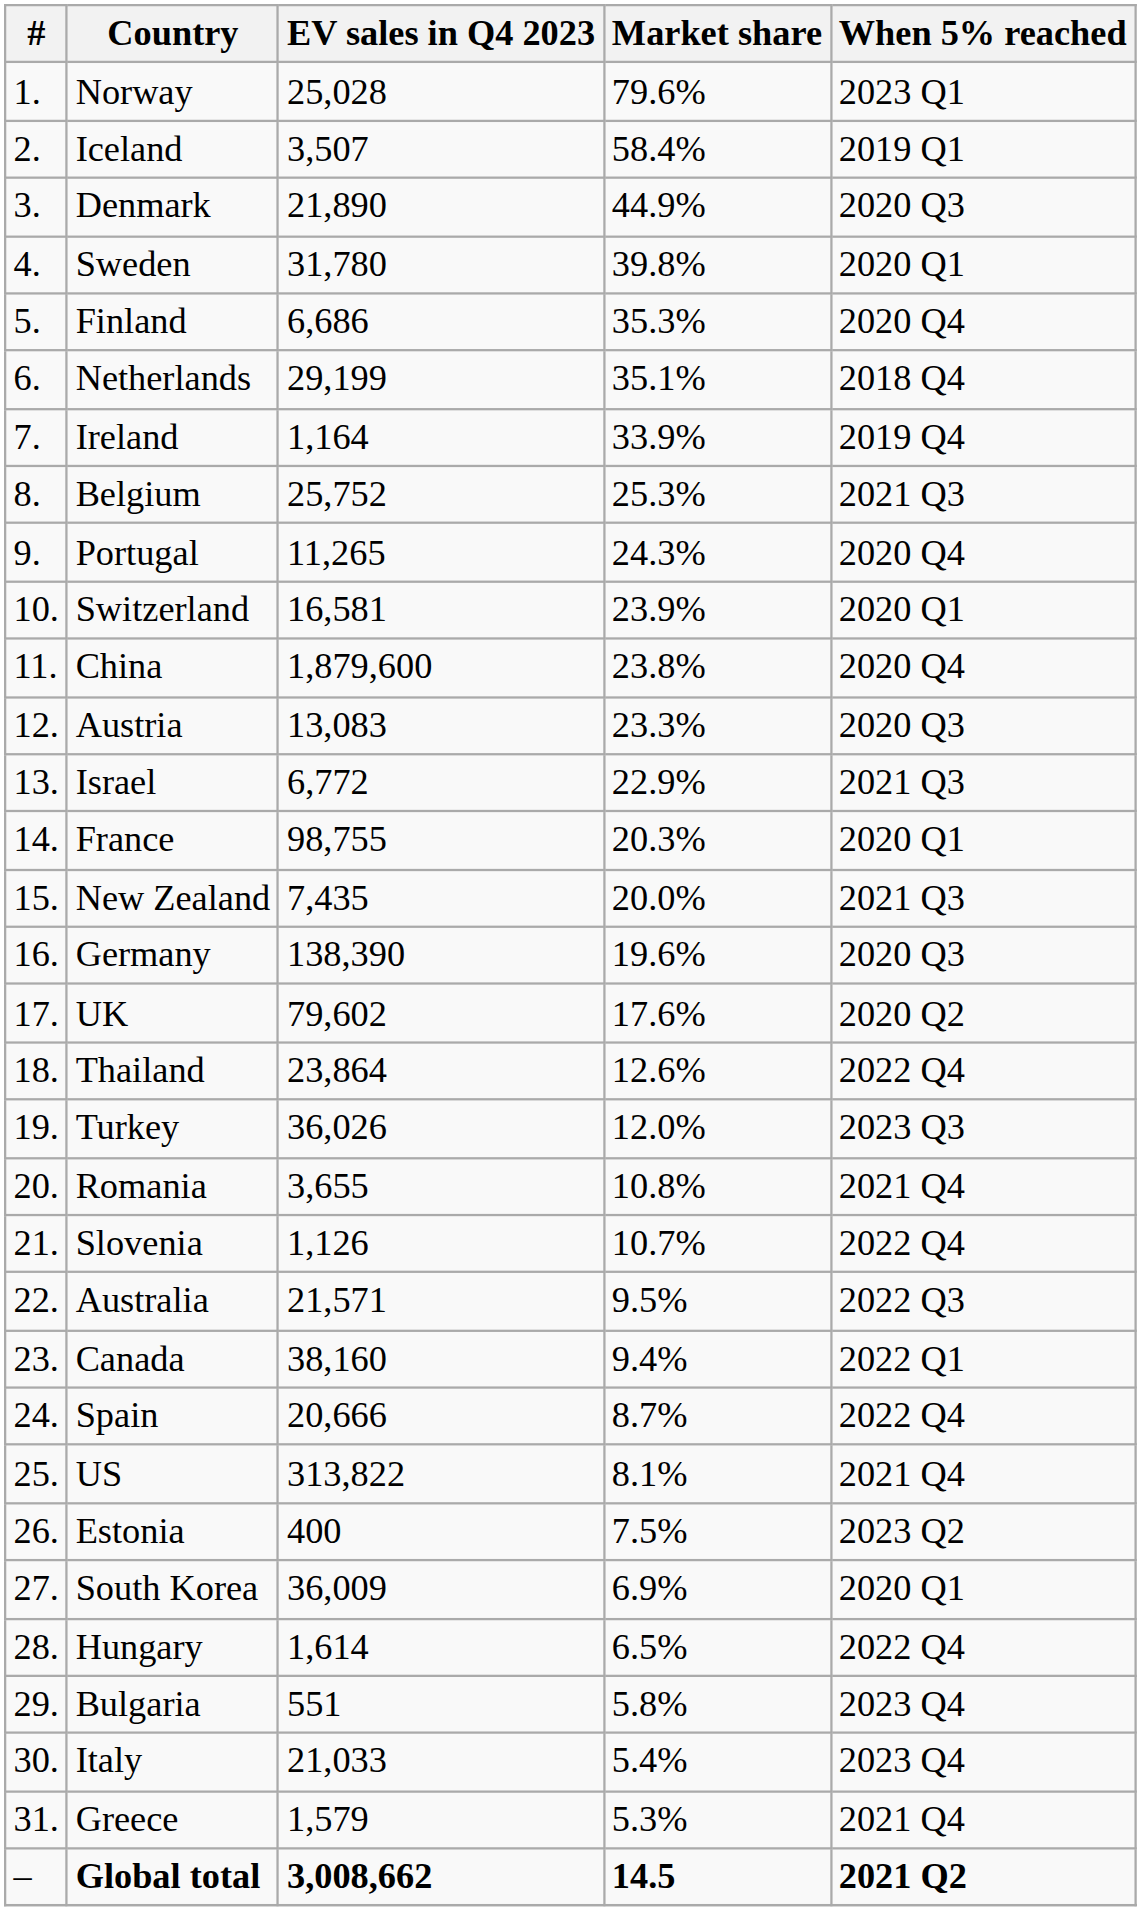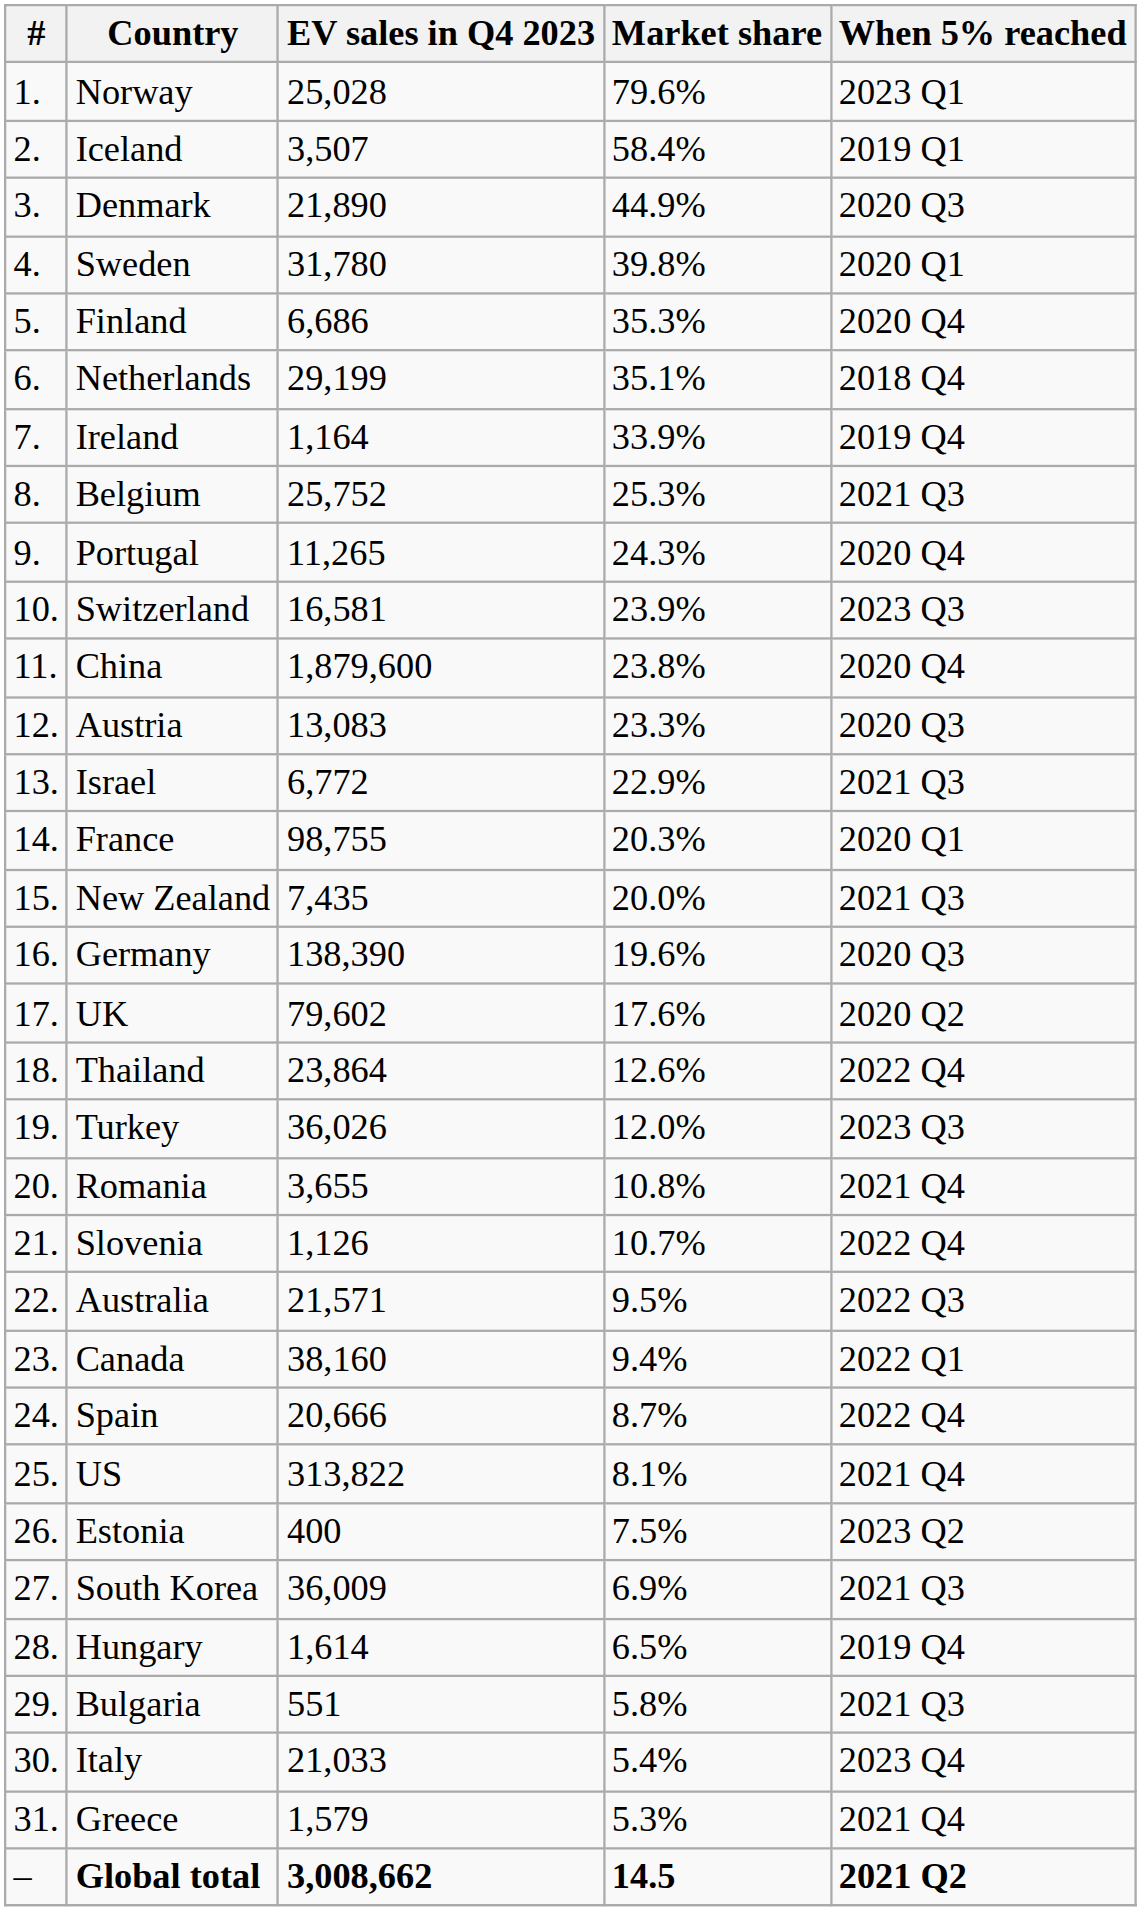(902, 609) 2020 Q1 -> (902, 609) 2023 Q3
(902, 1588) 2020 Q1 -> (902, 1588) 2021 Q3
(902, 1646) 2022 Q4 -> (902, 1646) 2019 Q4
(902, 1703) 2023 Q4 -> (902, 1703) 2021 Q3
